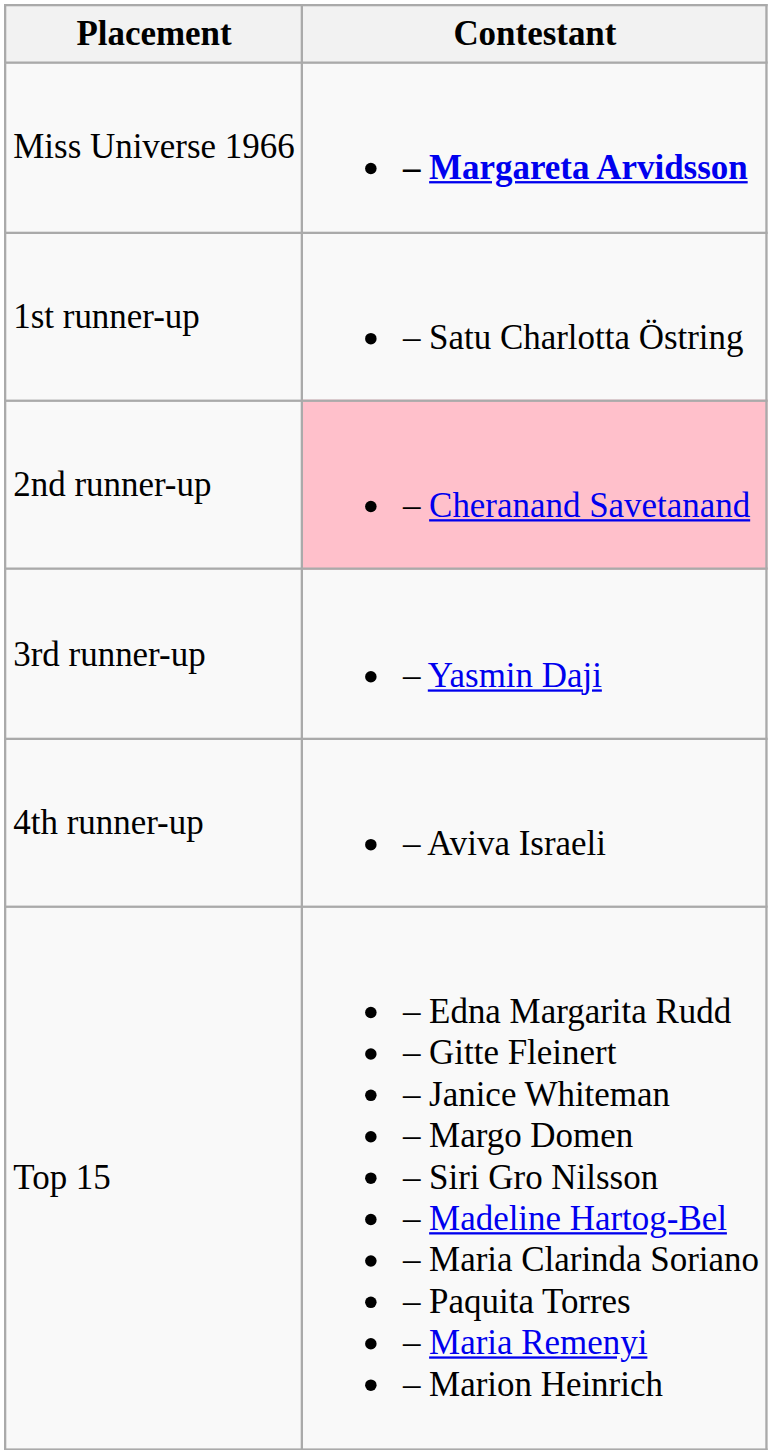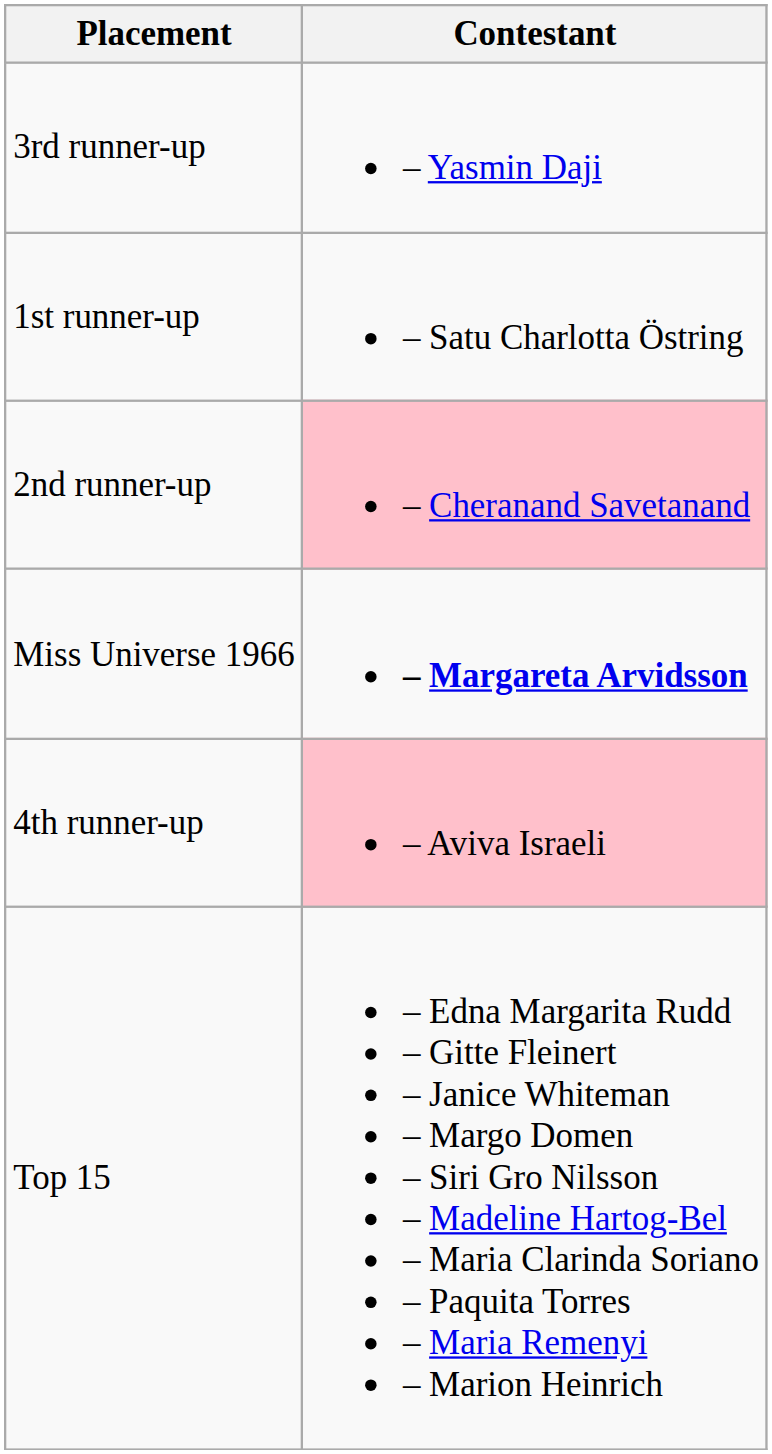rows swapped: (154, 146) <-> (109, 653)
(535, 844) no background -> (535, 844) pink background
